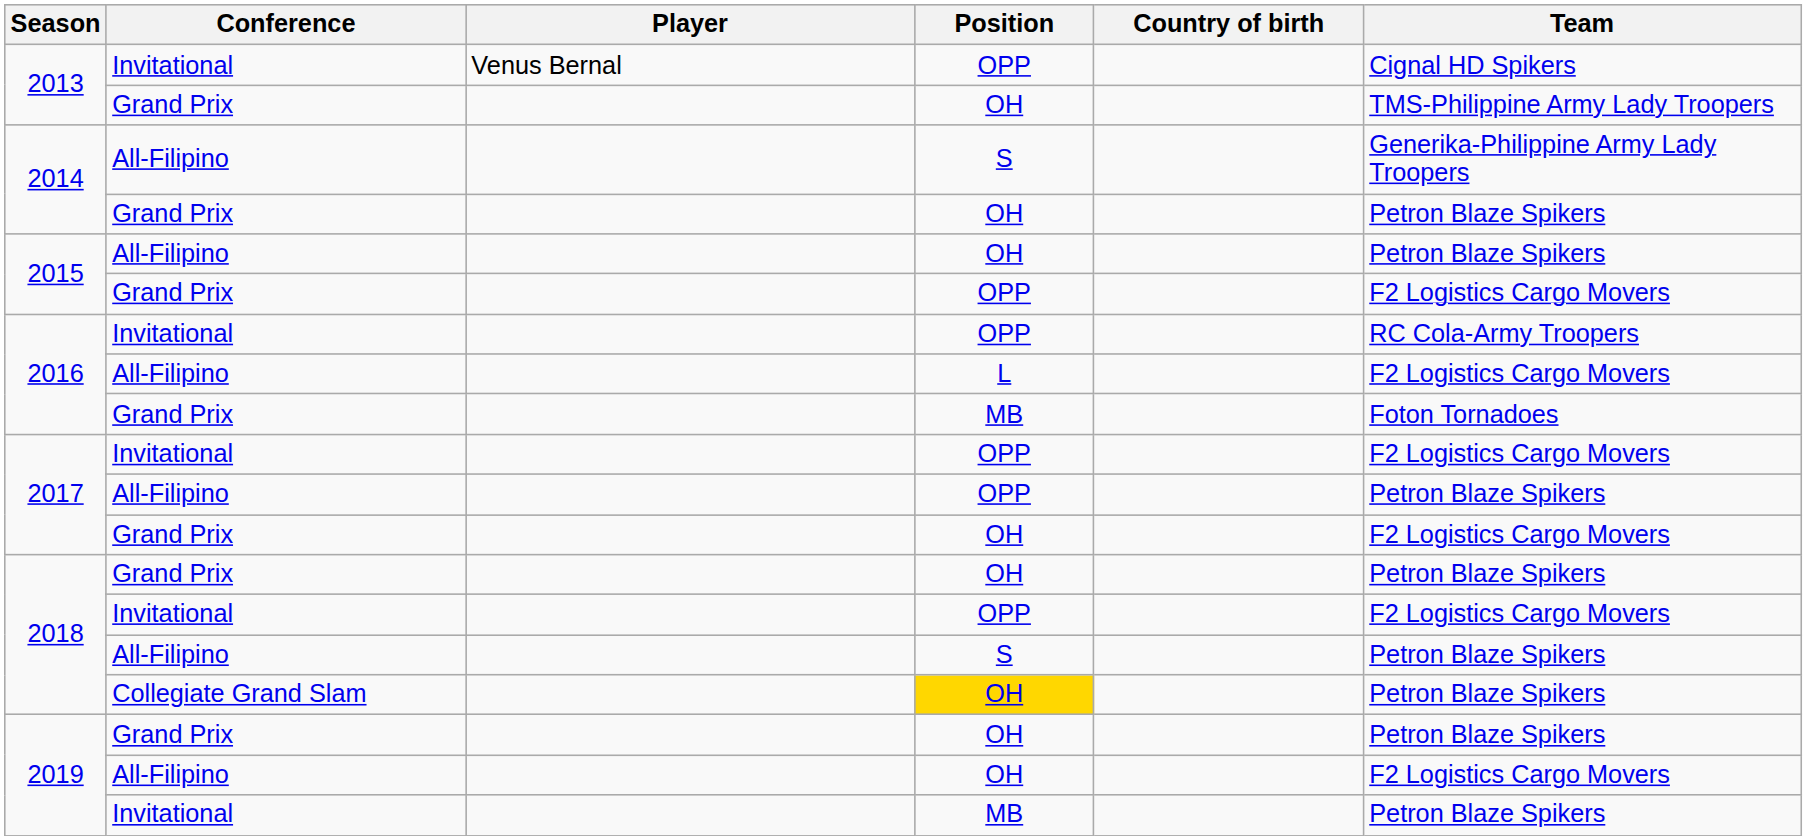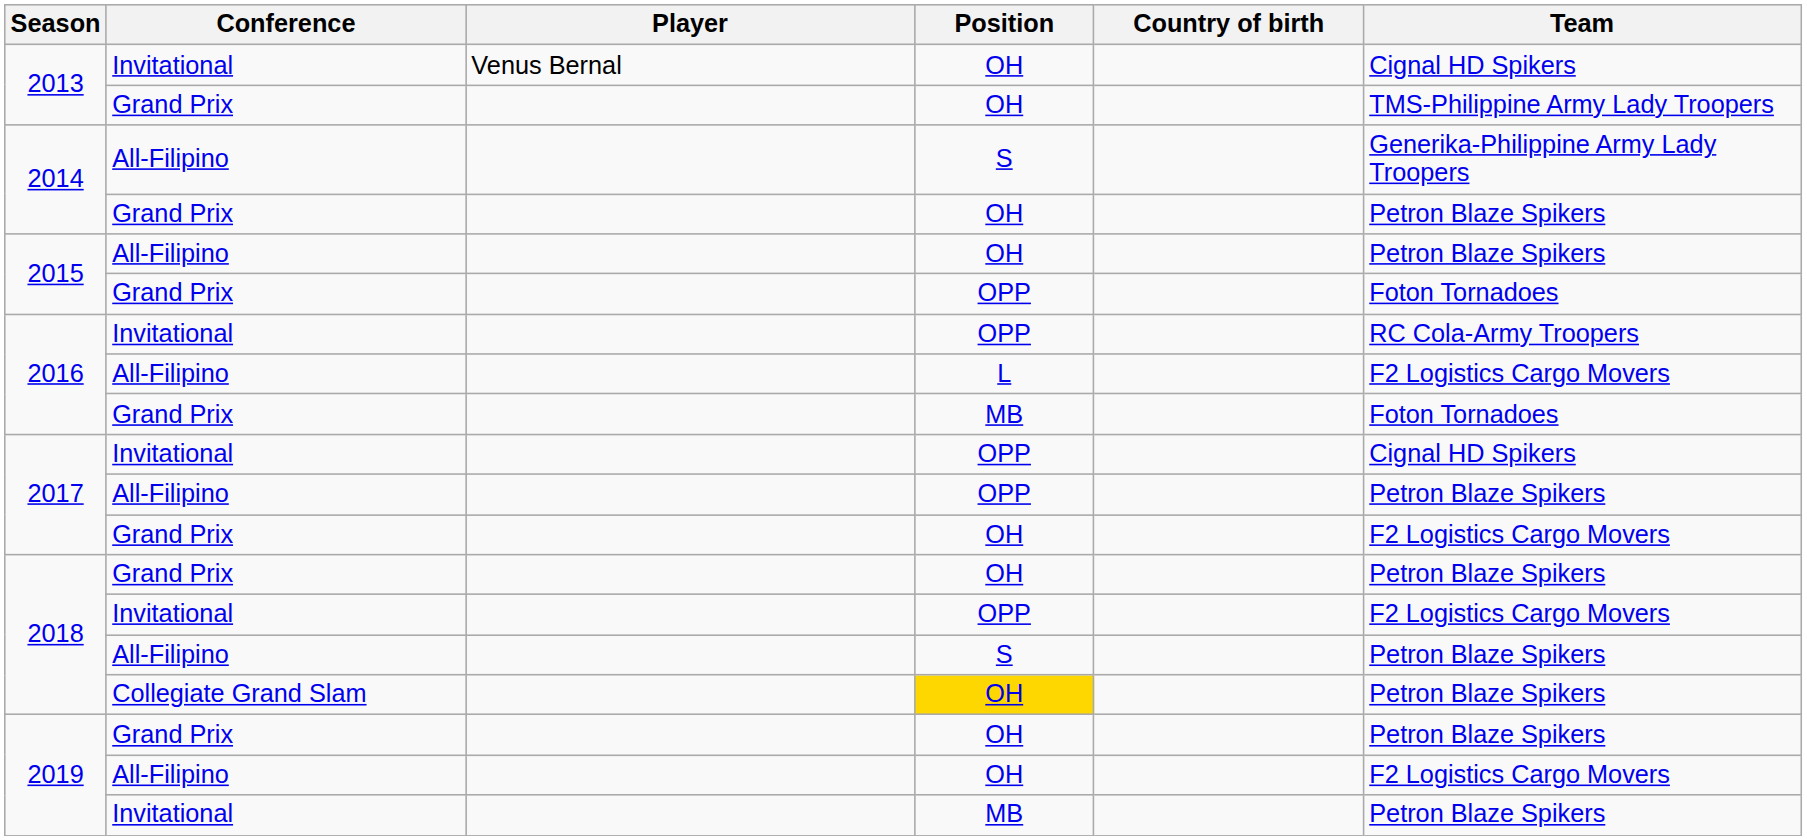(1004, 64) OPP -> (1004, 64) OH
(1520, 293) F2 Logistics Cargo Movers -> (1464, 293) Foton Tornadoes
(1520, 453) F2 Logistics Cargo Movers -> (1473, 453) Cignal HD Spikers
